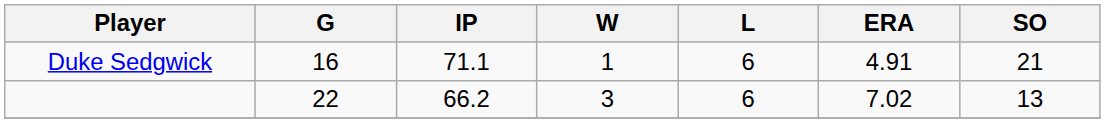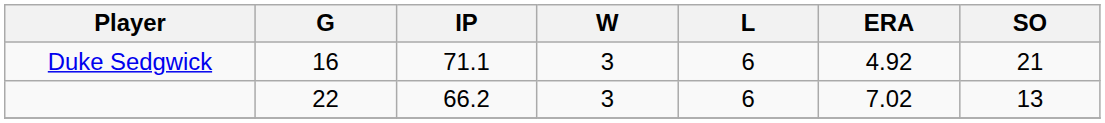(607, 61) 1 -> (607, 61) 3
(889, 61) 4.91 -> (889, 61) 4.92
